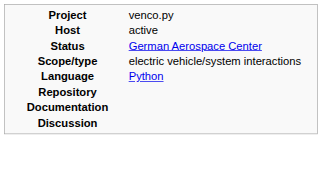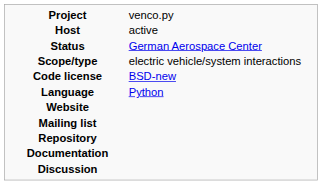+ row: (68, 77)
+ row: (68, 107)
+ row: (68, 123)
